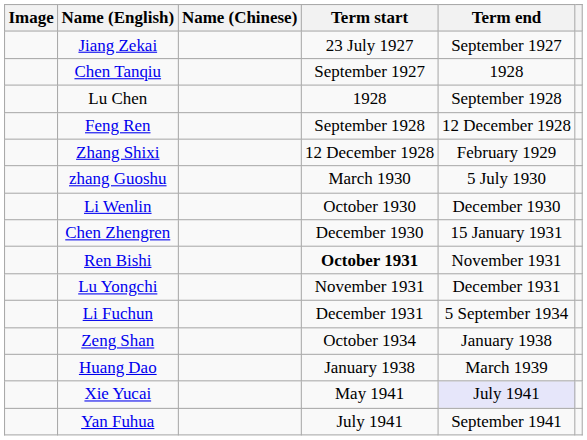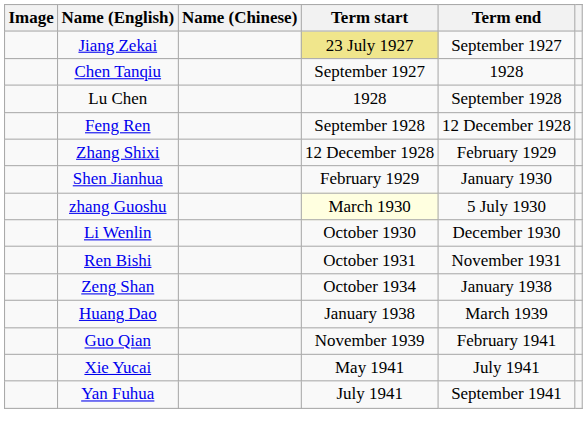(370, 44) no background -> (370, 44) khaki background
+ row: (118, 179)
(370, 179) no background -> (370, 206) lightyellow background
- row: (118, 233)
(370, 260) bold -> (370, 260) normal
- row: (118, 286)
- row: (118, 313)
+ row: (118, 340)
(506, 394) lavender background -> (506, 367) no background
